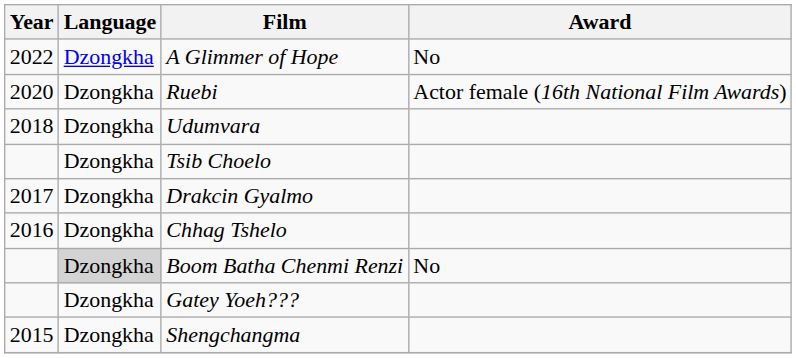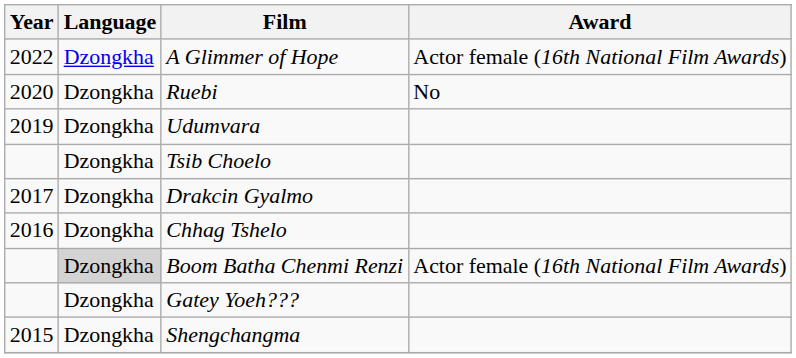(427, 56) No -> (600, 56) Actor female (16th National Film Awards)
(600, 91) Actor female (16th National Film Awards) -> (427, 91) No
(32, 126) 2018 -> (32, 126) 2019
(427, 265) No -> (600, 265) Actor female (16th National Film Awards)
